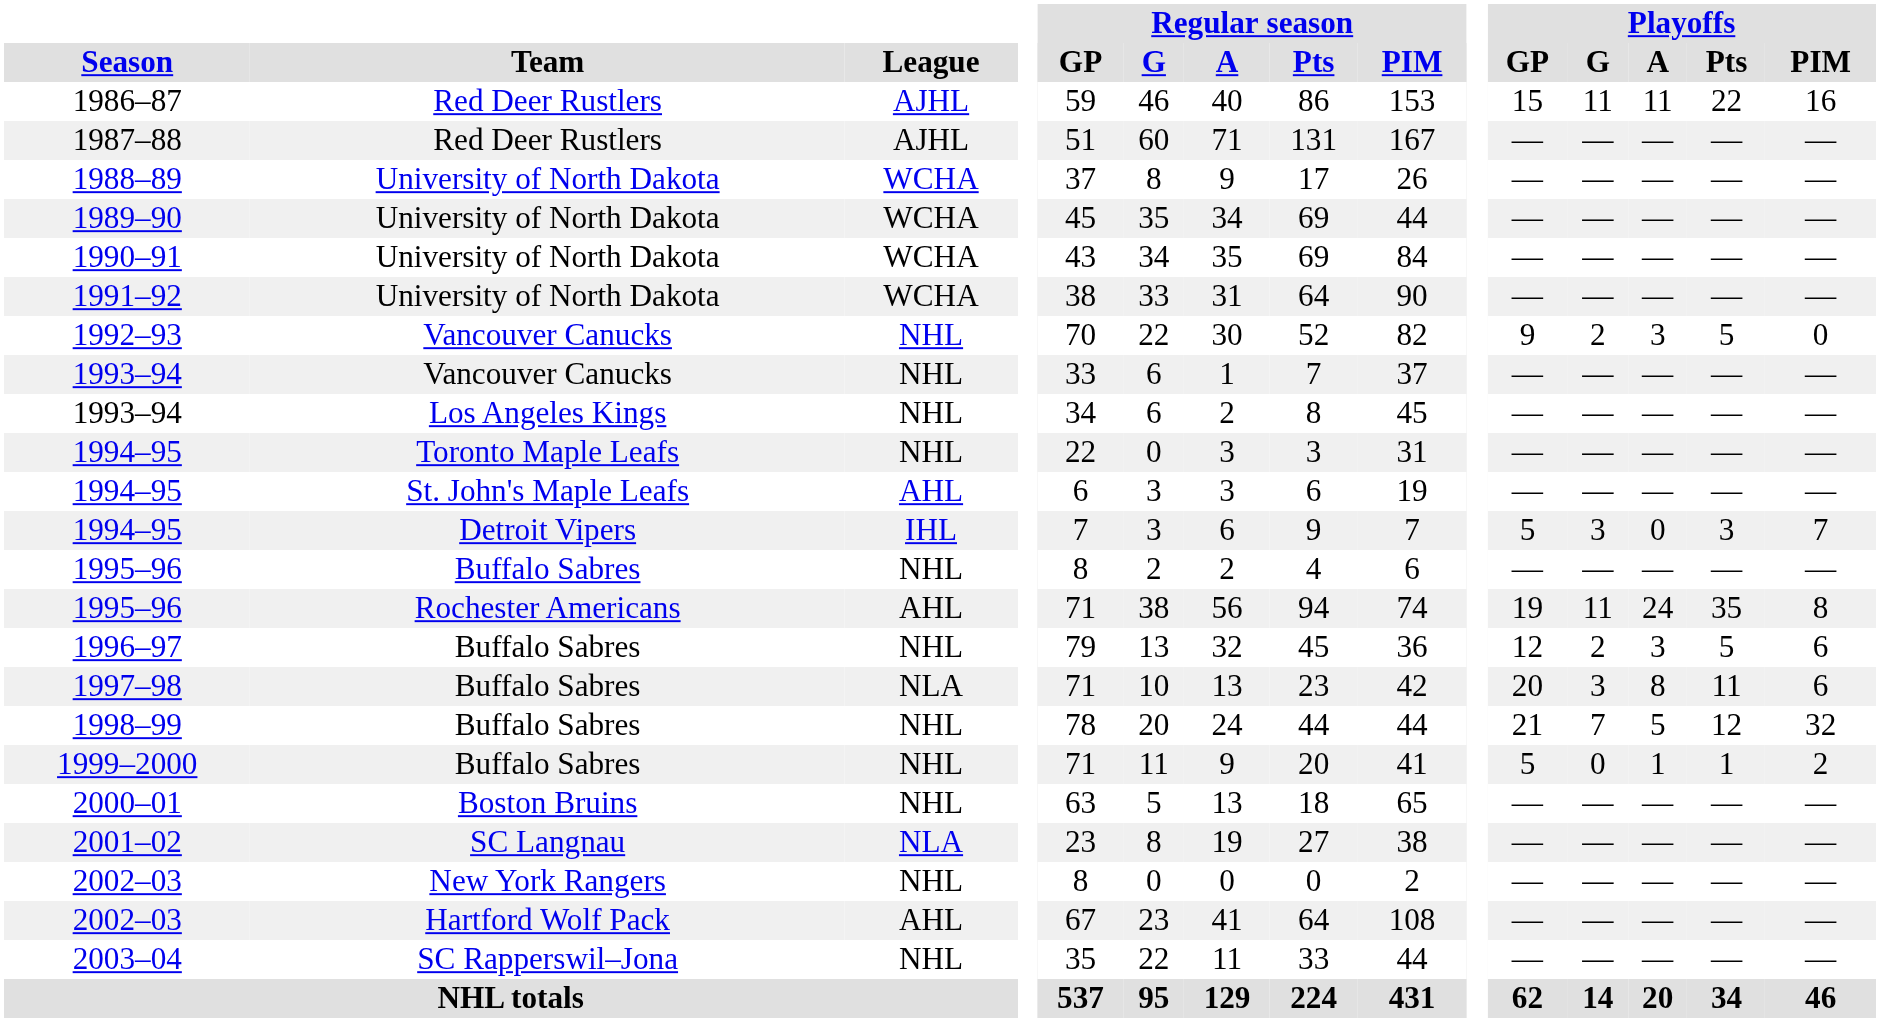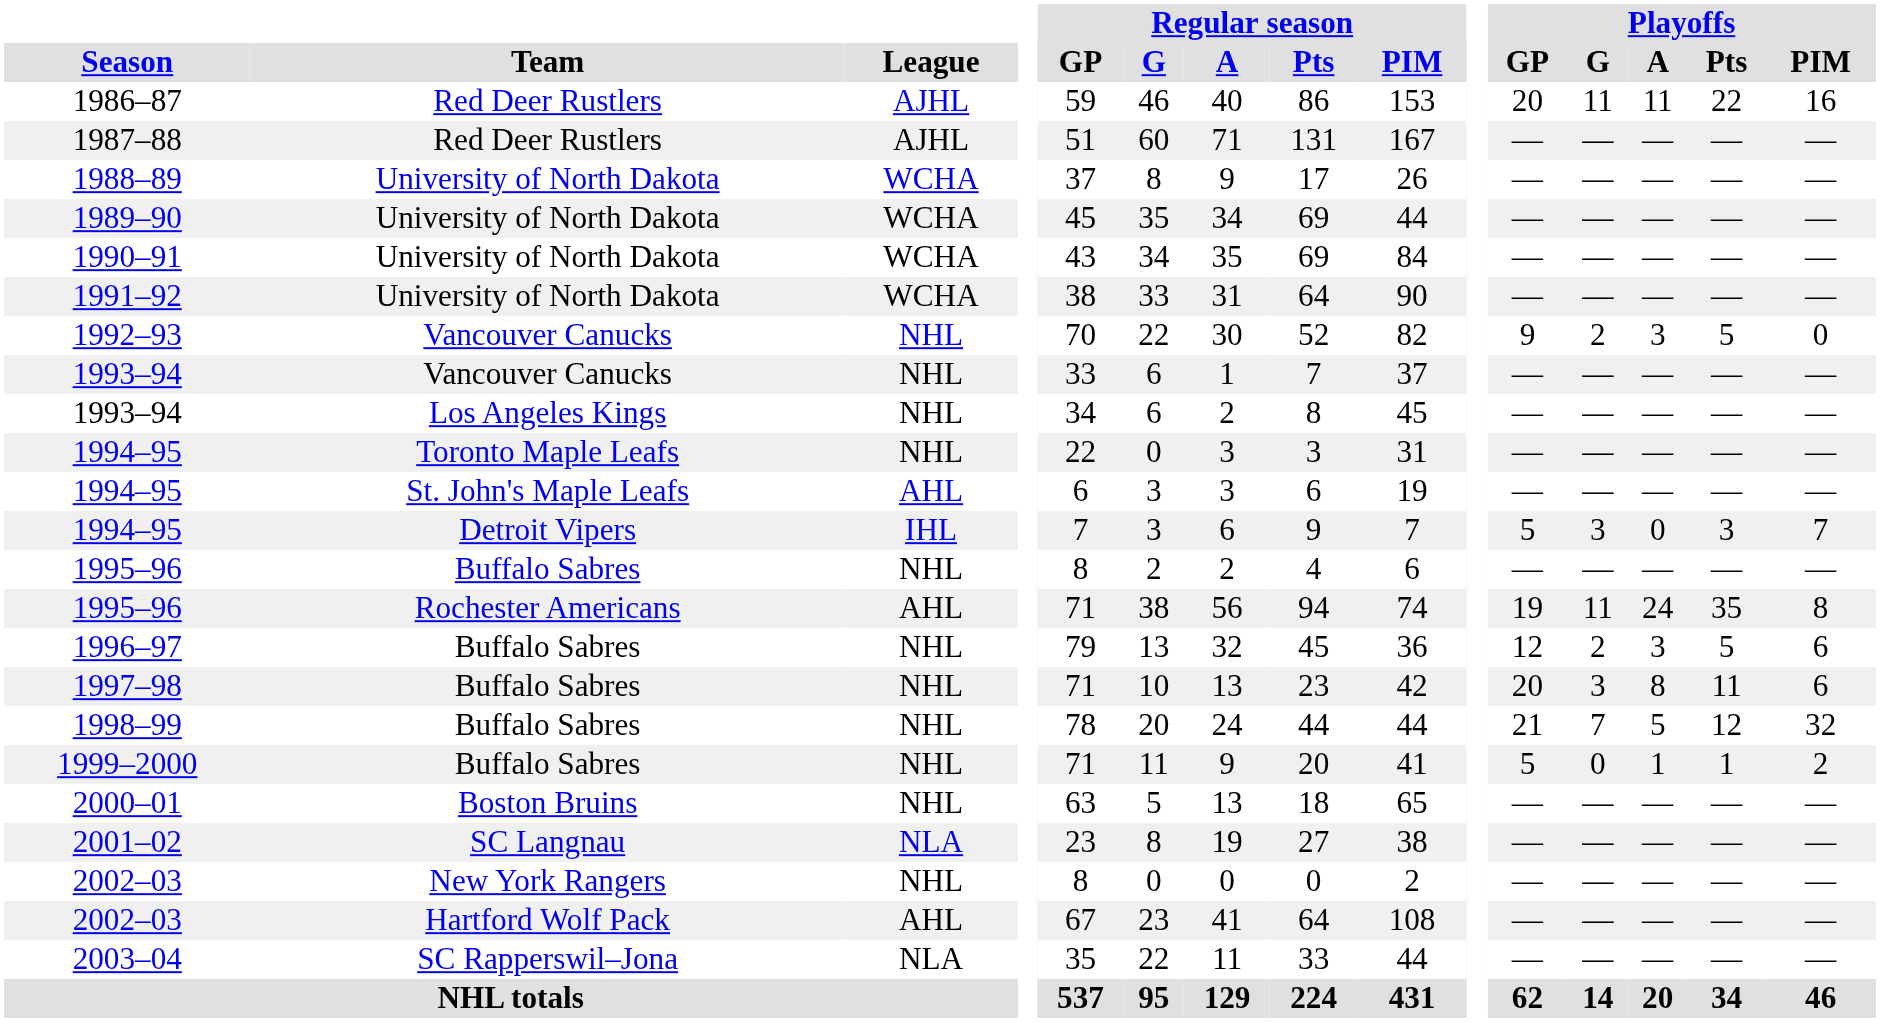(1527, 101) 15 -> (1527, 101) 20
(931, 686) NLA -> (931, 686) NHL
(931, 959) NHL -> (931, 959) NLA
